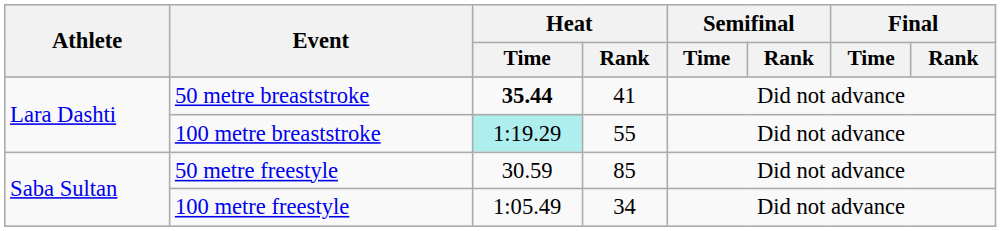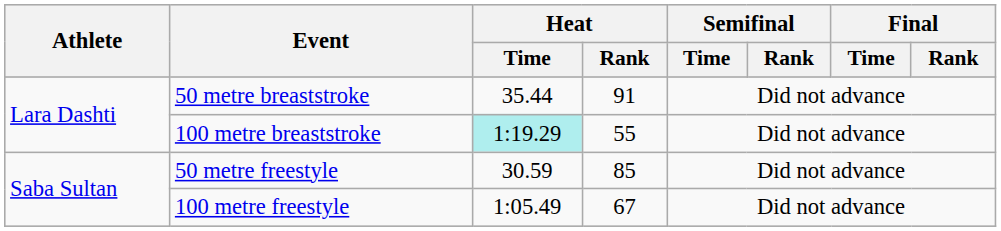(527, 96) bold -> (527, 96) normal
(625, 96) 41 -> (625, 96) 91
(625, 207) 34 -> (625, 207) 67
